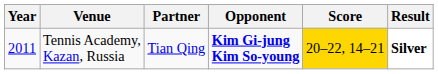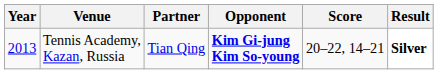(22, 48) 2011 -> (22, 48) 2013
(345, 48) gold background -> (345, 48) no background
